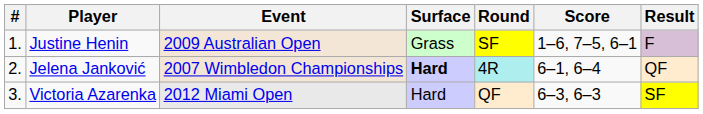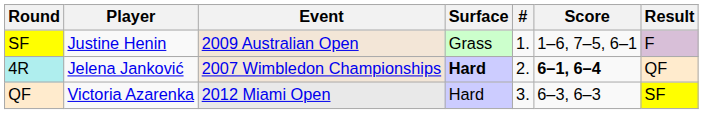columns swapped: (15, 17) <-> (504, 17)
(569, 69) normal -> (569, 69) bold
